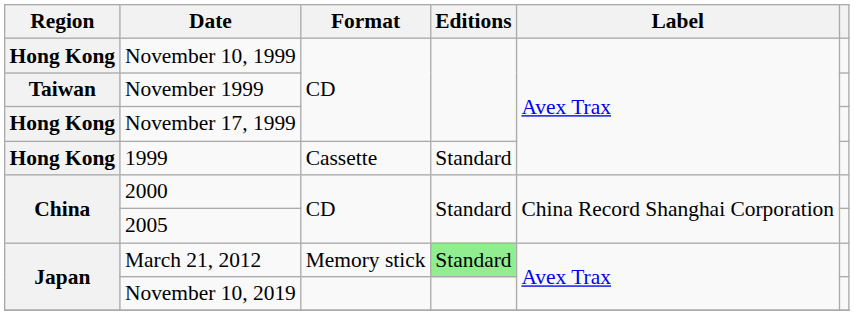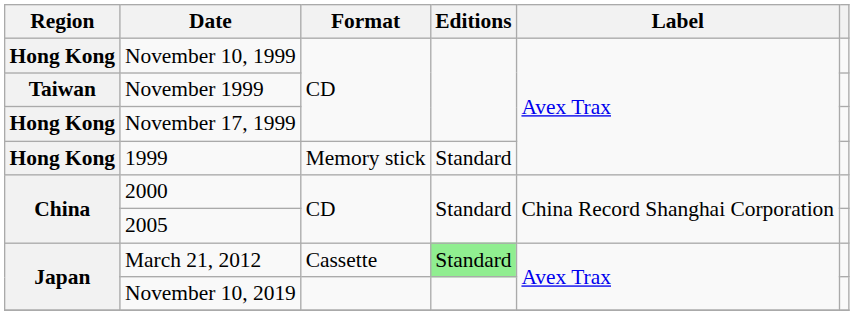(341, 157) Cassette -> (366, 157) Memory stick
(366, 259) Memory stick -> (341, 259) Cassette
